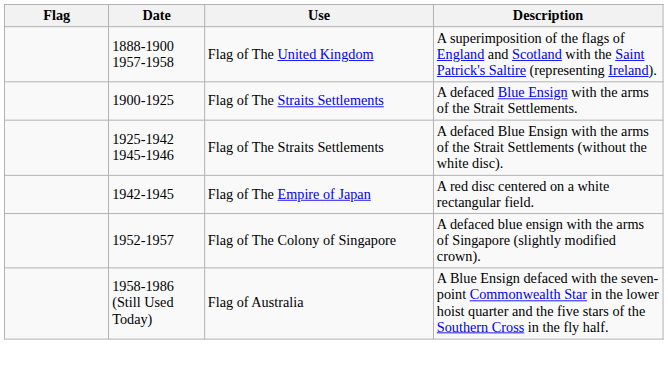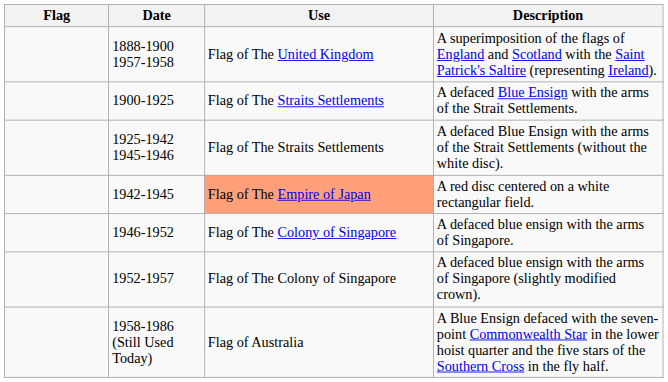(289, 194) no background -> (289, 194) lightsalmon background
+ row: (540, 232)
